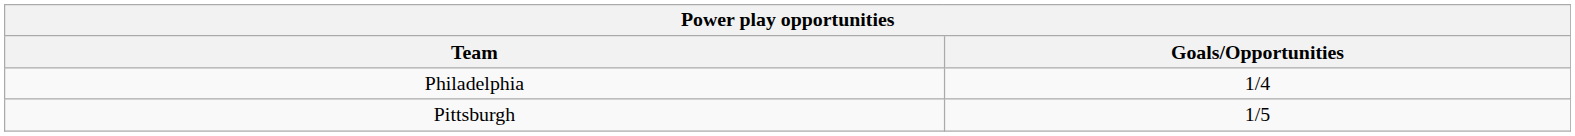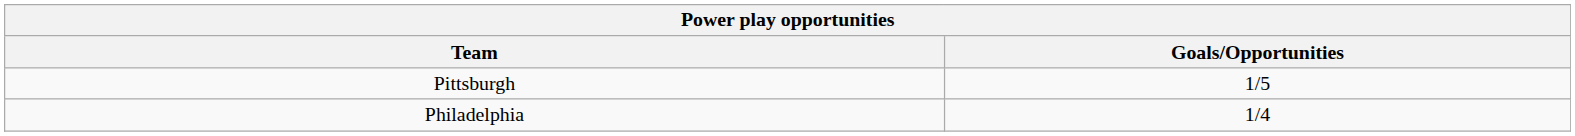rows swapped: (474, 83) <-> (474, 114)
